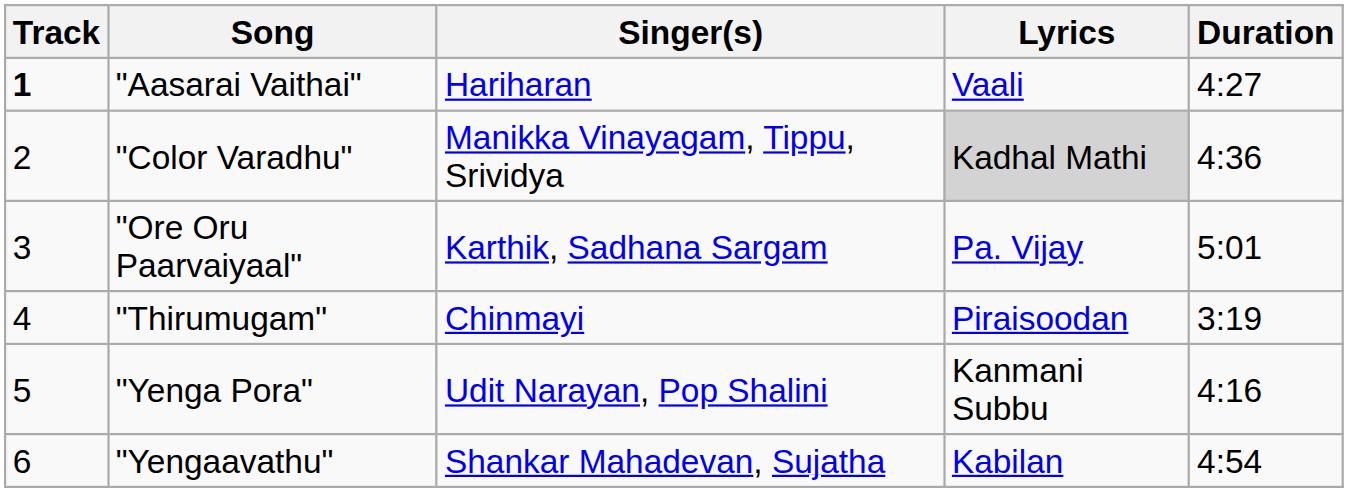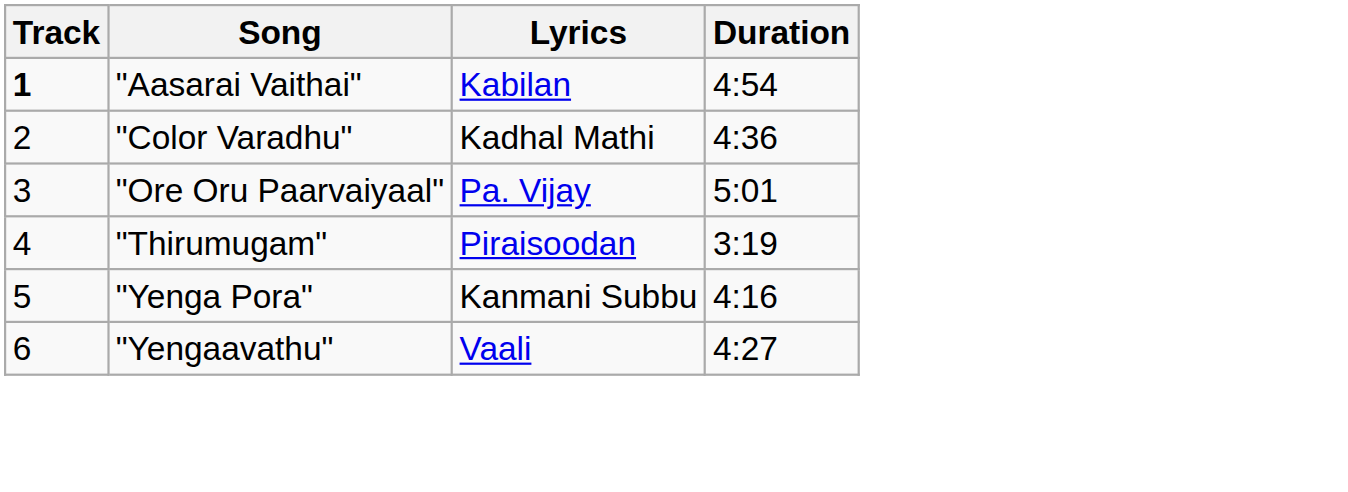- column: (691, 32)
(988, 85) Vaali -> (515, 85) Kabilan
(1230, 85) 4:27 -> (745, 85) 4:54
(1049, 156) lightgrey background -> (557, 138) no background
(1008, 462) Kabilan -> (495, 349) Vaali
(1230, 462) 4:54 -> (745, 349) 4:27
